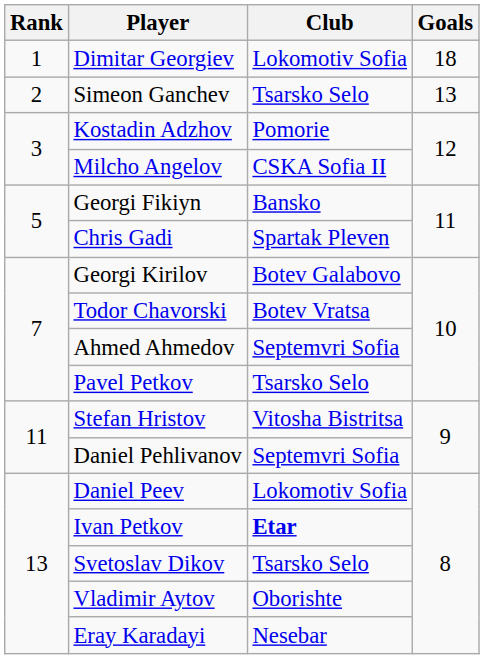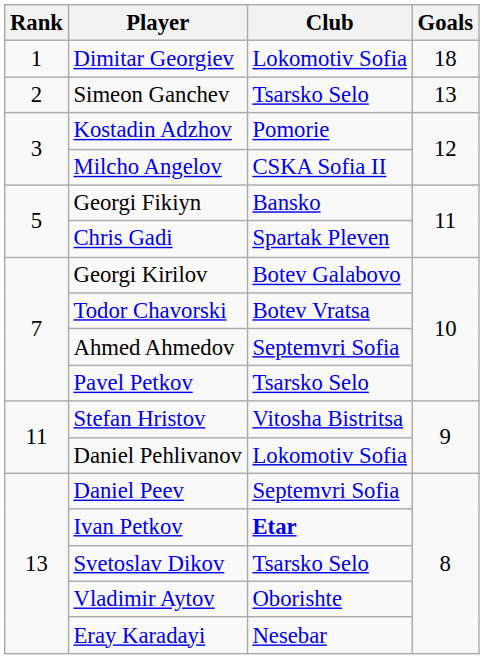(326, 454) Septemvri Sofia -> (330, 454) Lokomotiv Sofia
(330, 490) Lokomotiv Sofia -> (326, 490) Septemvri Sofia
